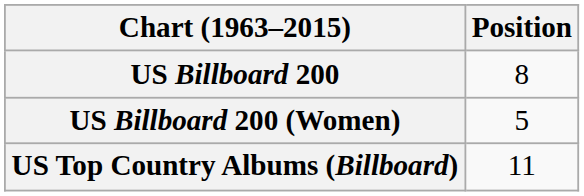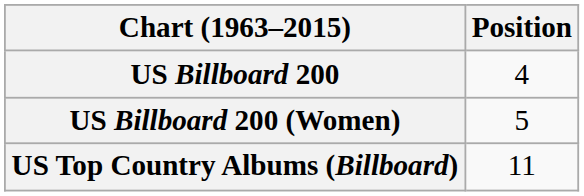(522, 73) 8 -> (522, 73) 4
